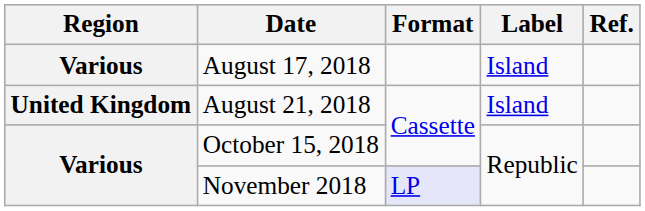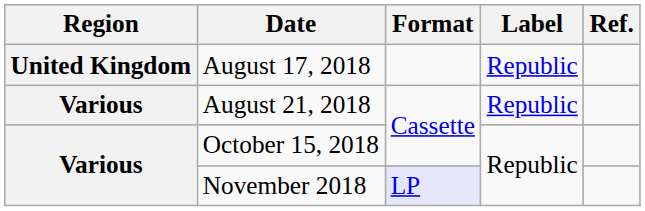(101, 64) Various -> (101, 64) United Kingdom
(517, 64) Island -> (532, 64) Republic
(101, 104) United Kingdom -> (101, 104) Various
(517, 104) Island -> (532, 104) Republic
